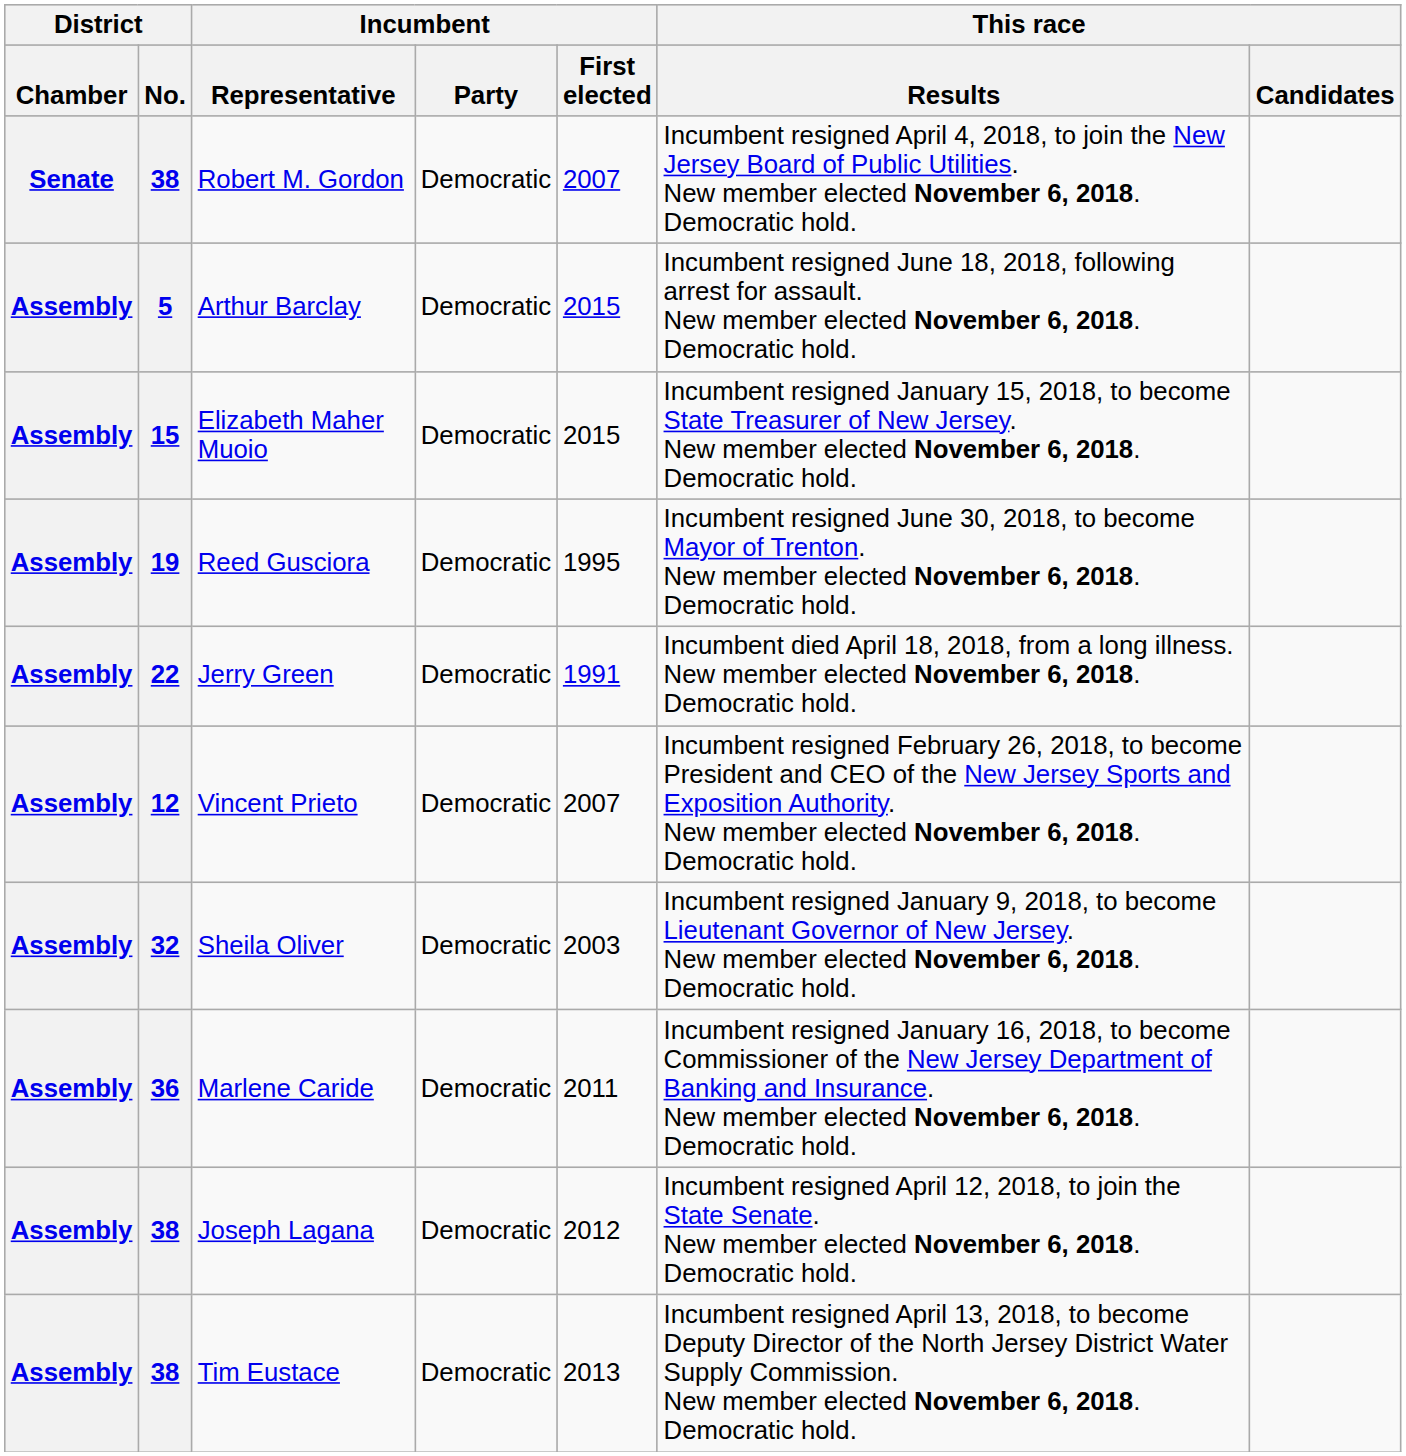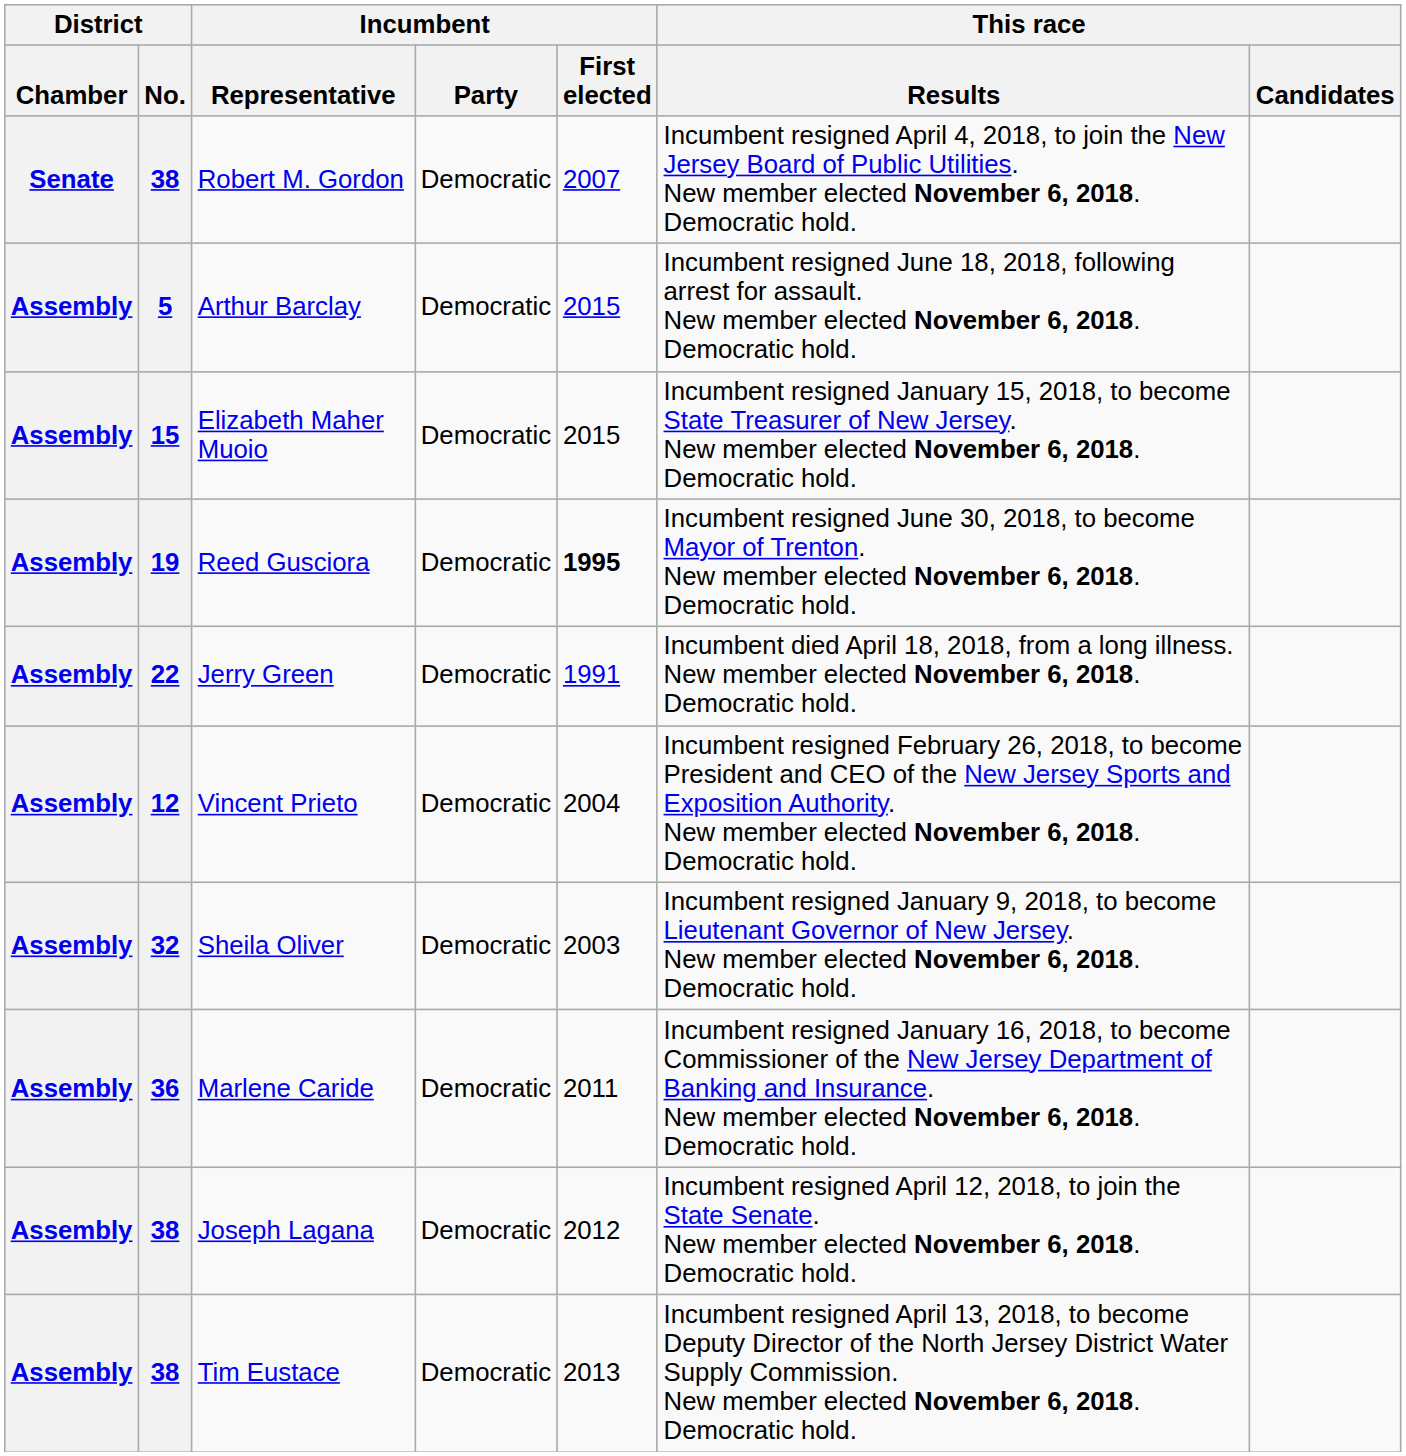(592, 562) normal -> (592, 562) bold
(592, 803) 2007 -> (592, 803) 2004
